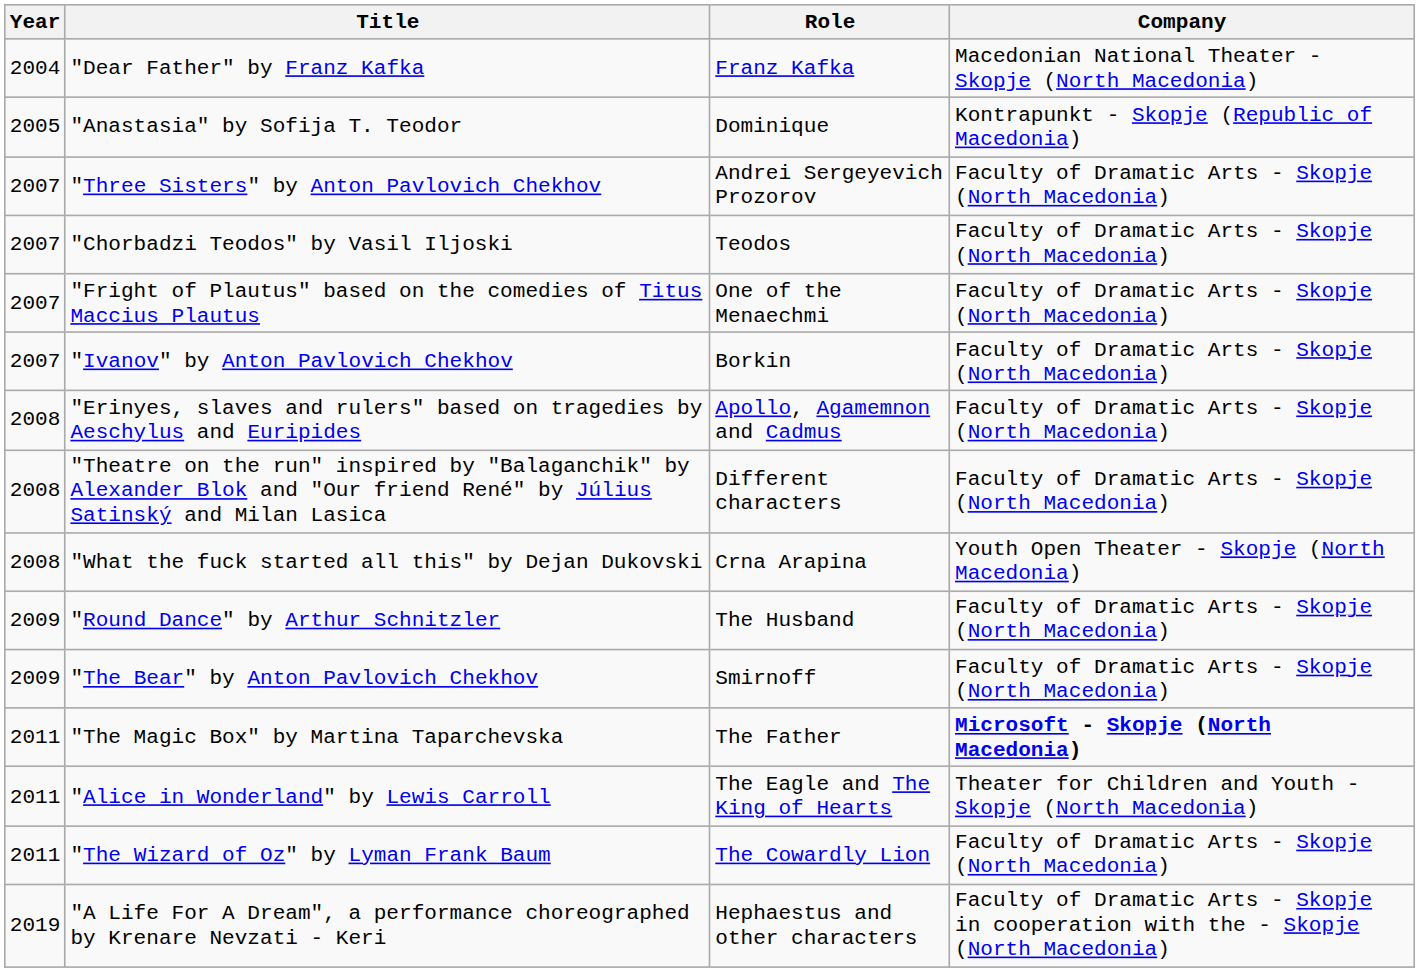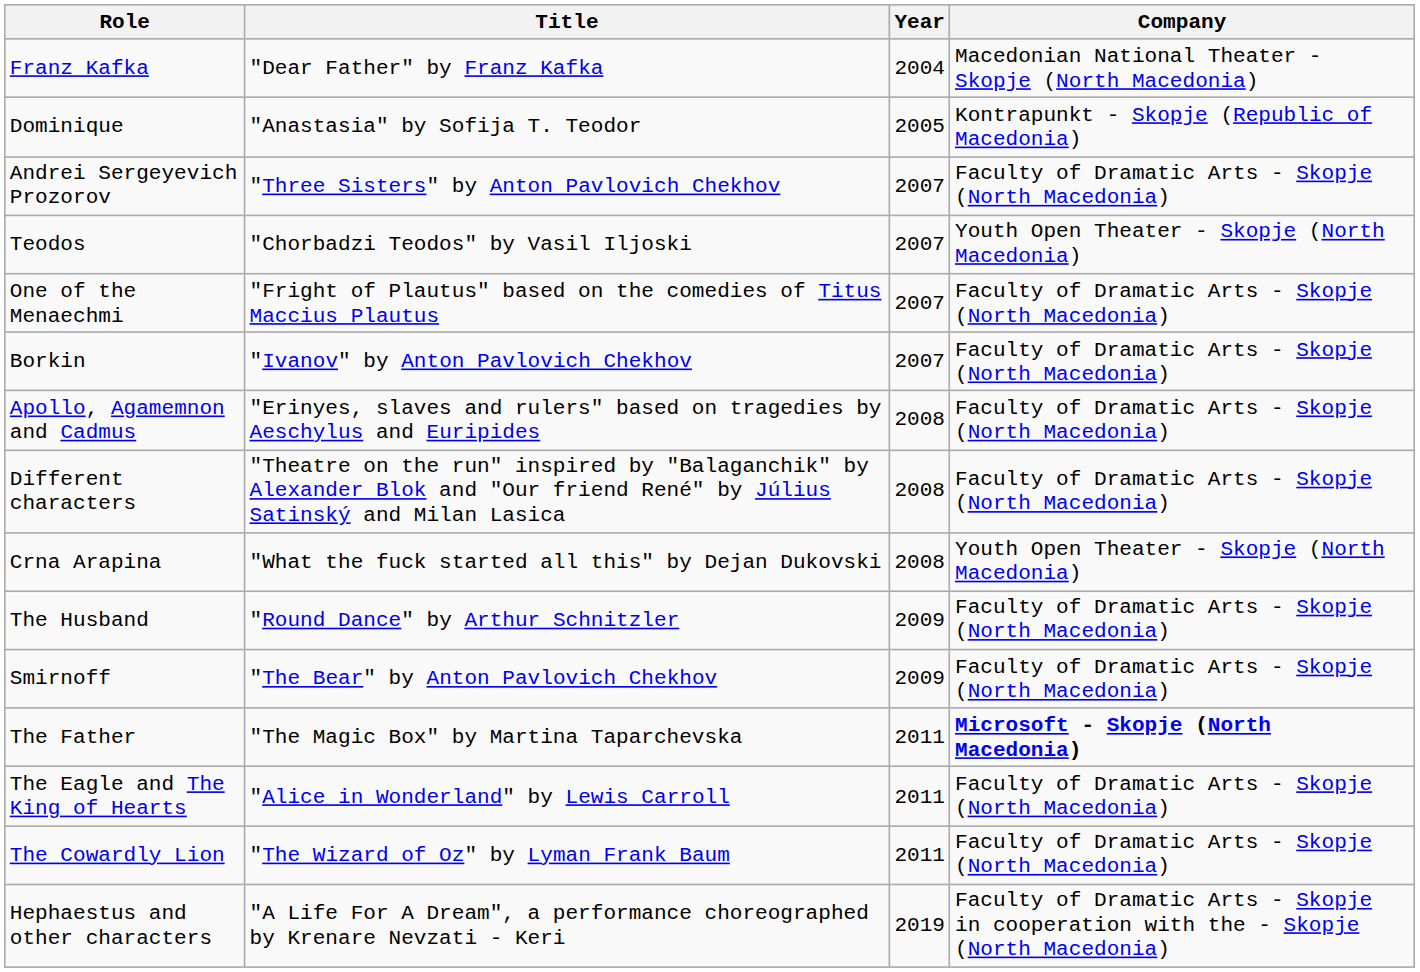columns swapped: (35, 22) <-> (830, 22)
(1164, 244) Faculty of Dramatic Arts - Skopje (North Macedonia) -> (1170, 244) Youth Open Theater - Skopje (North Macedonia)
(1157, 796) Theater for Children and Youth - Skopje (North Macedonia) -> (1164, 796) Faculty of Dramatic Arts - Skopje (North Macedonia)
